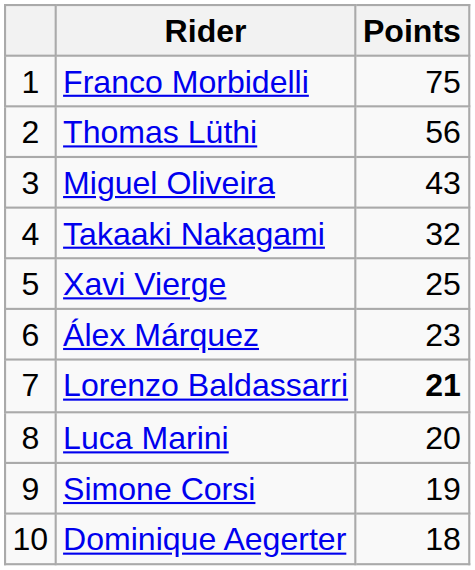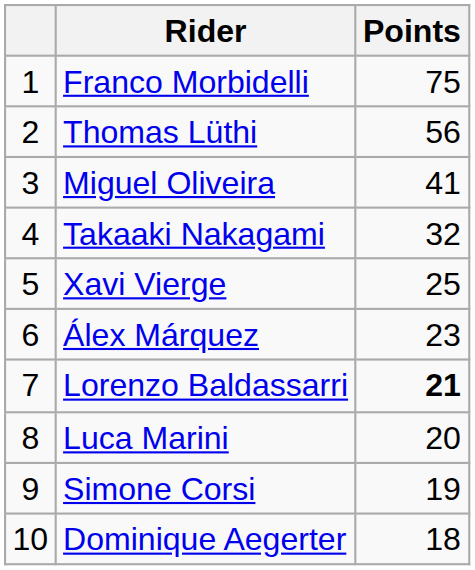(443, 183) 43 -> (443, 183) 41
